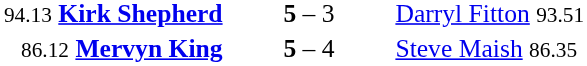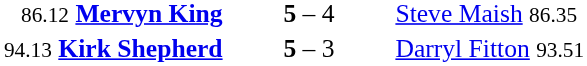rows swapped: (113, 13) <-> (122, 48)
